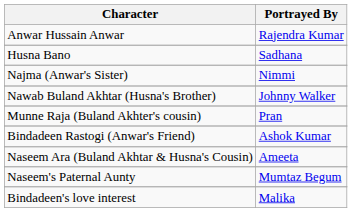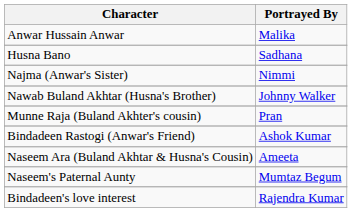(301, 34) Rajendra Kumar -> (277, 34) Malika
(277, 197) Malika -> (301, 197) Rajendra Kumar
